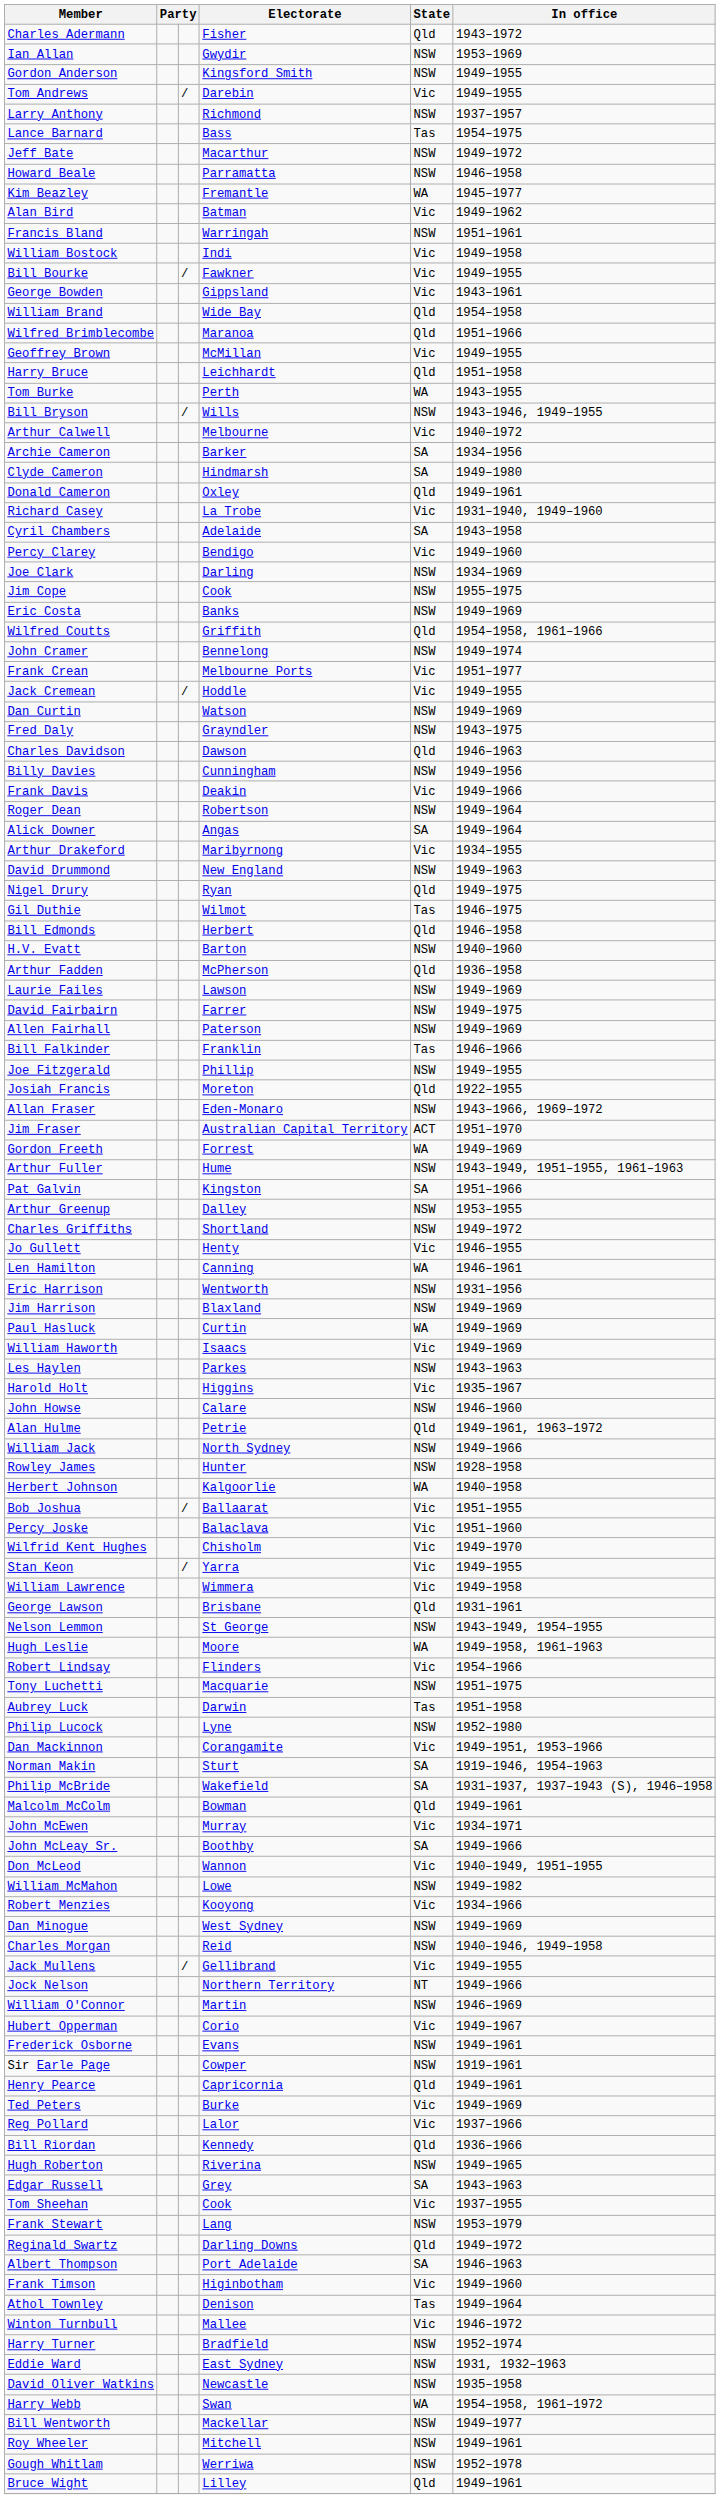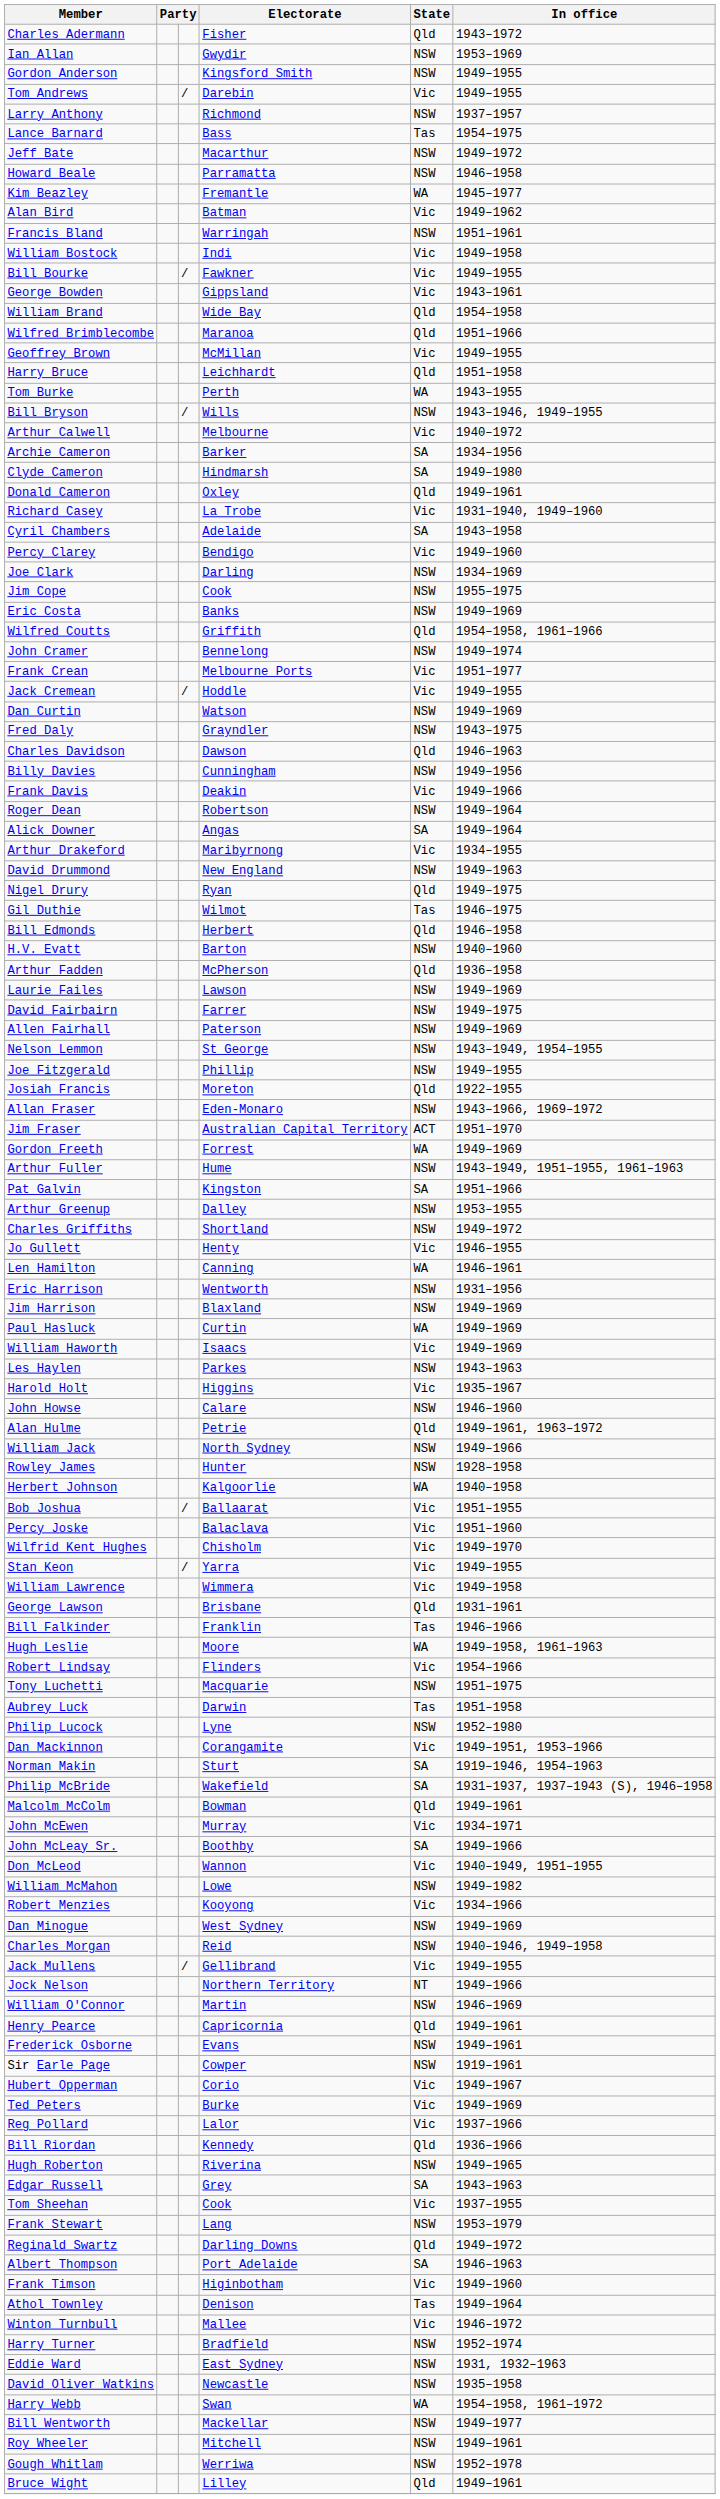rows swapped: (59, 1050) <-> (55, 1628)
rows swapped: (62, 2026) <-> (51, 2086)
